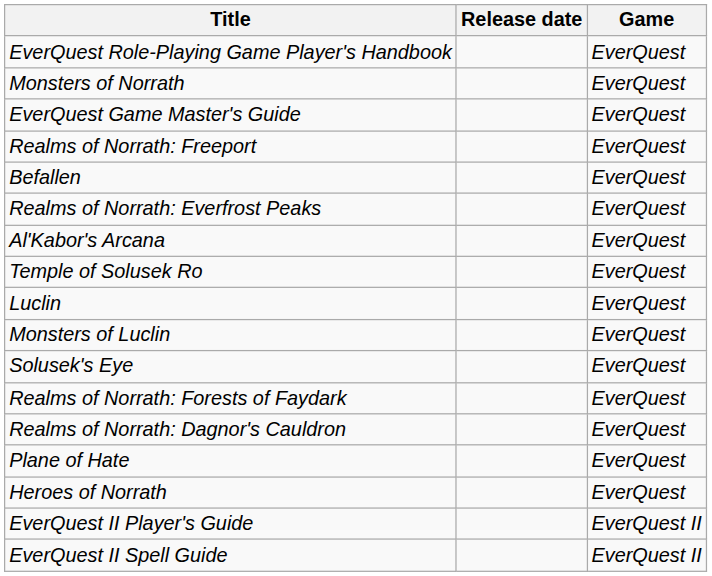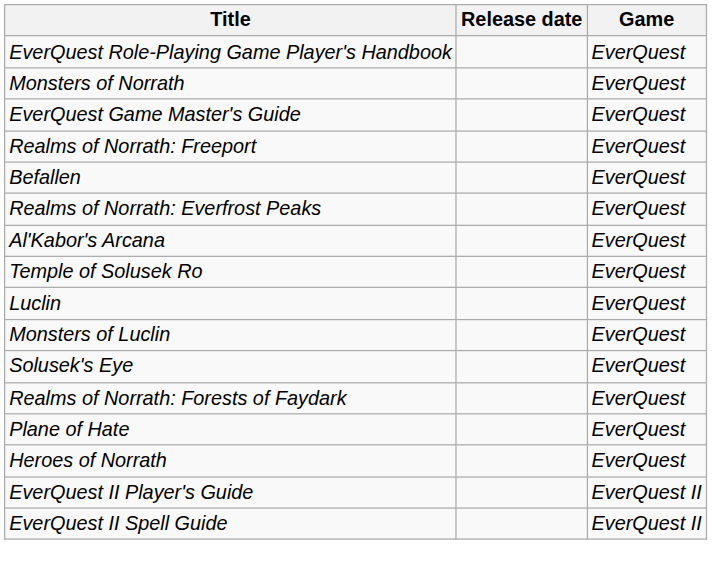- row: (178, 429)
